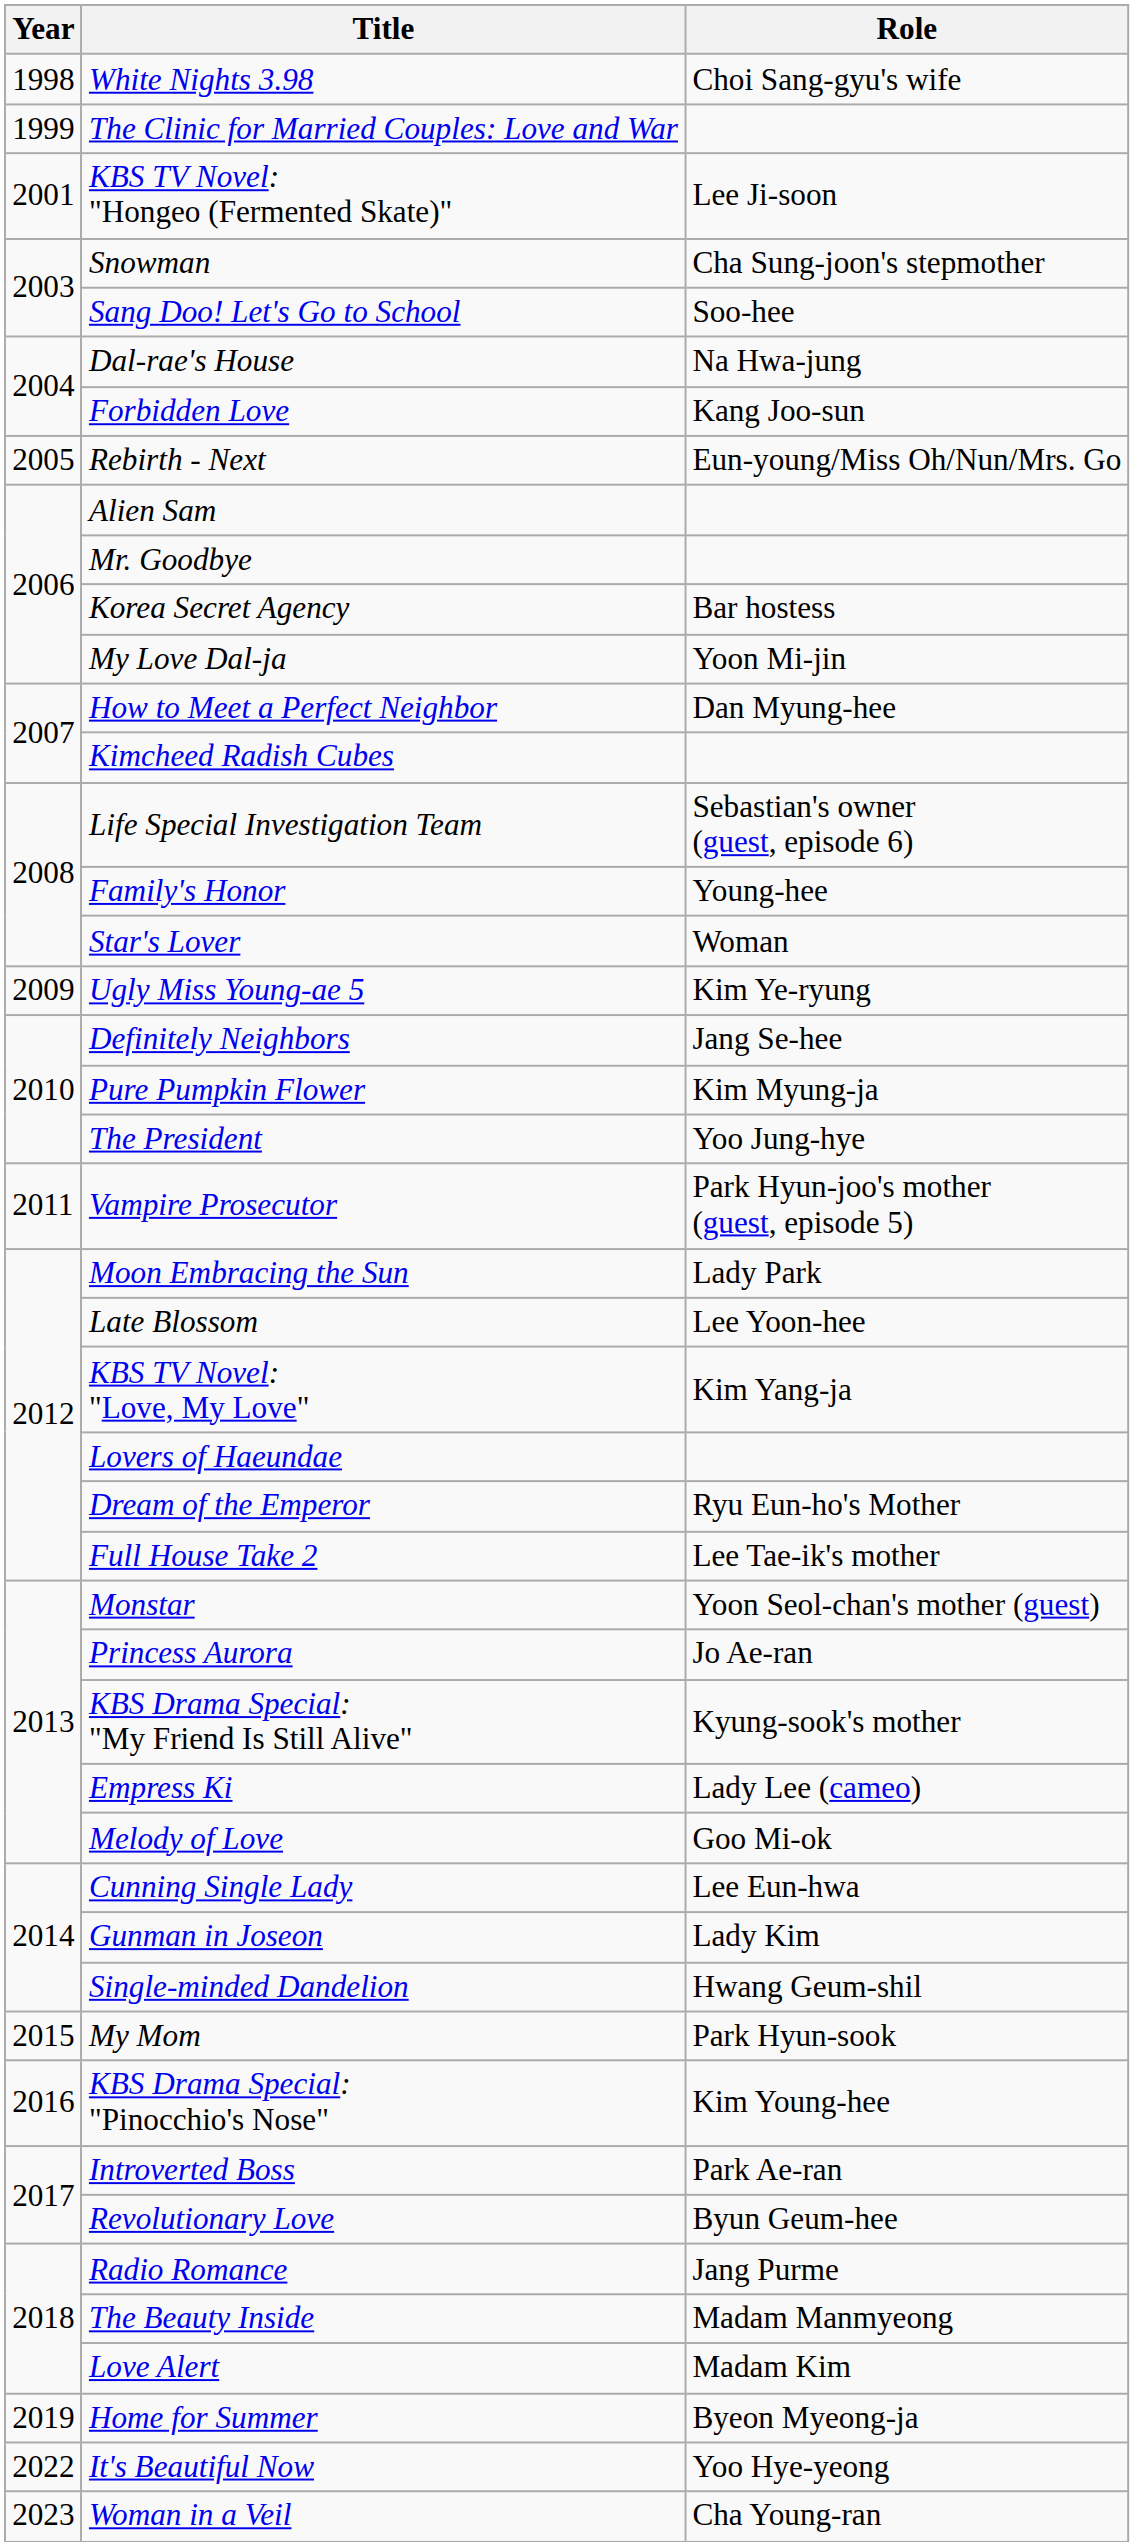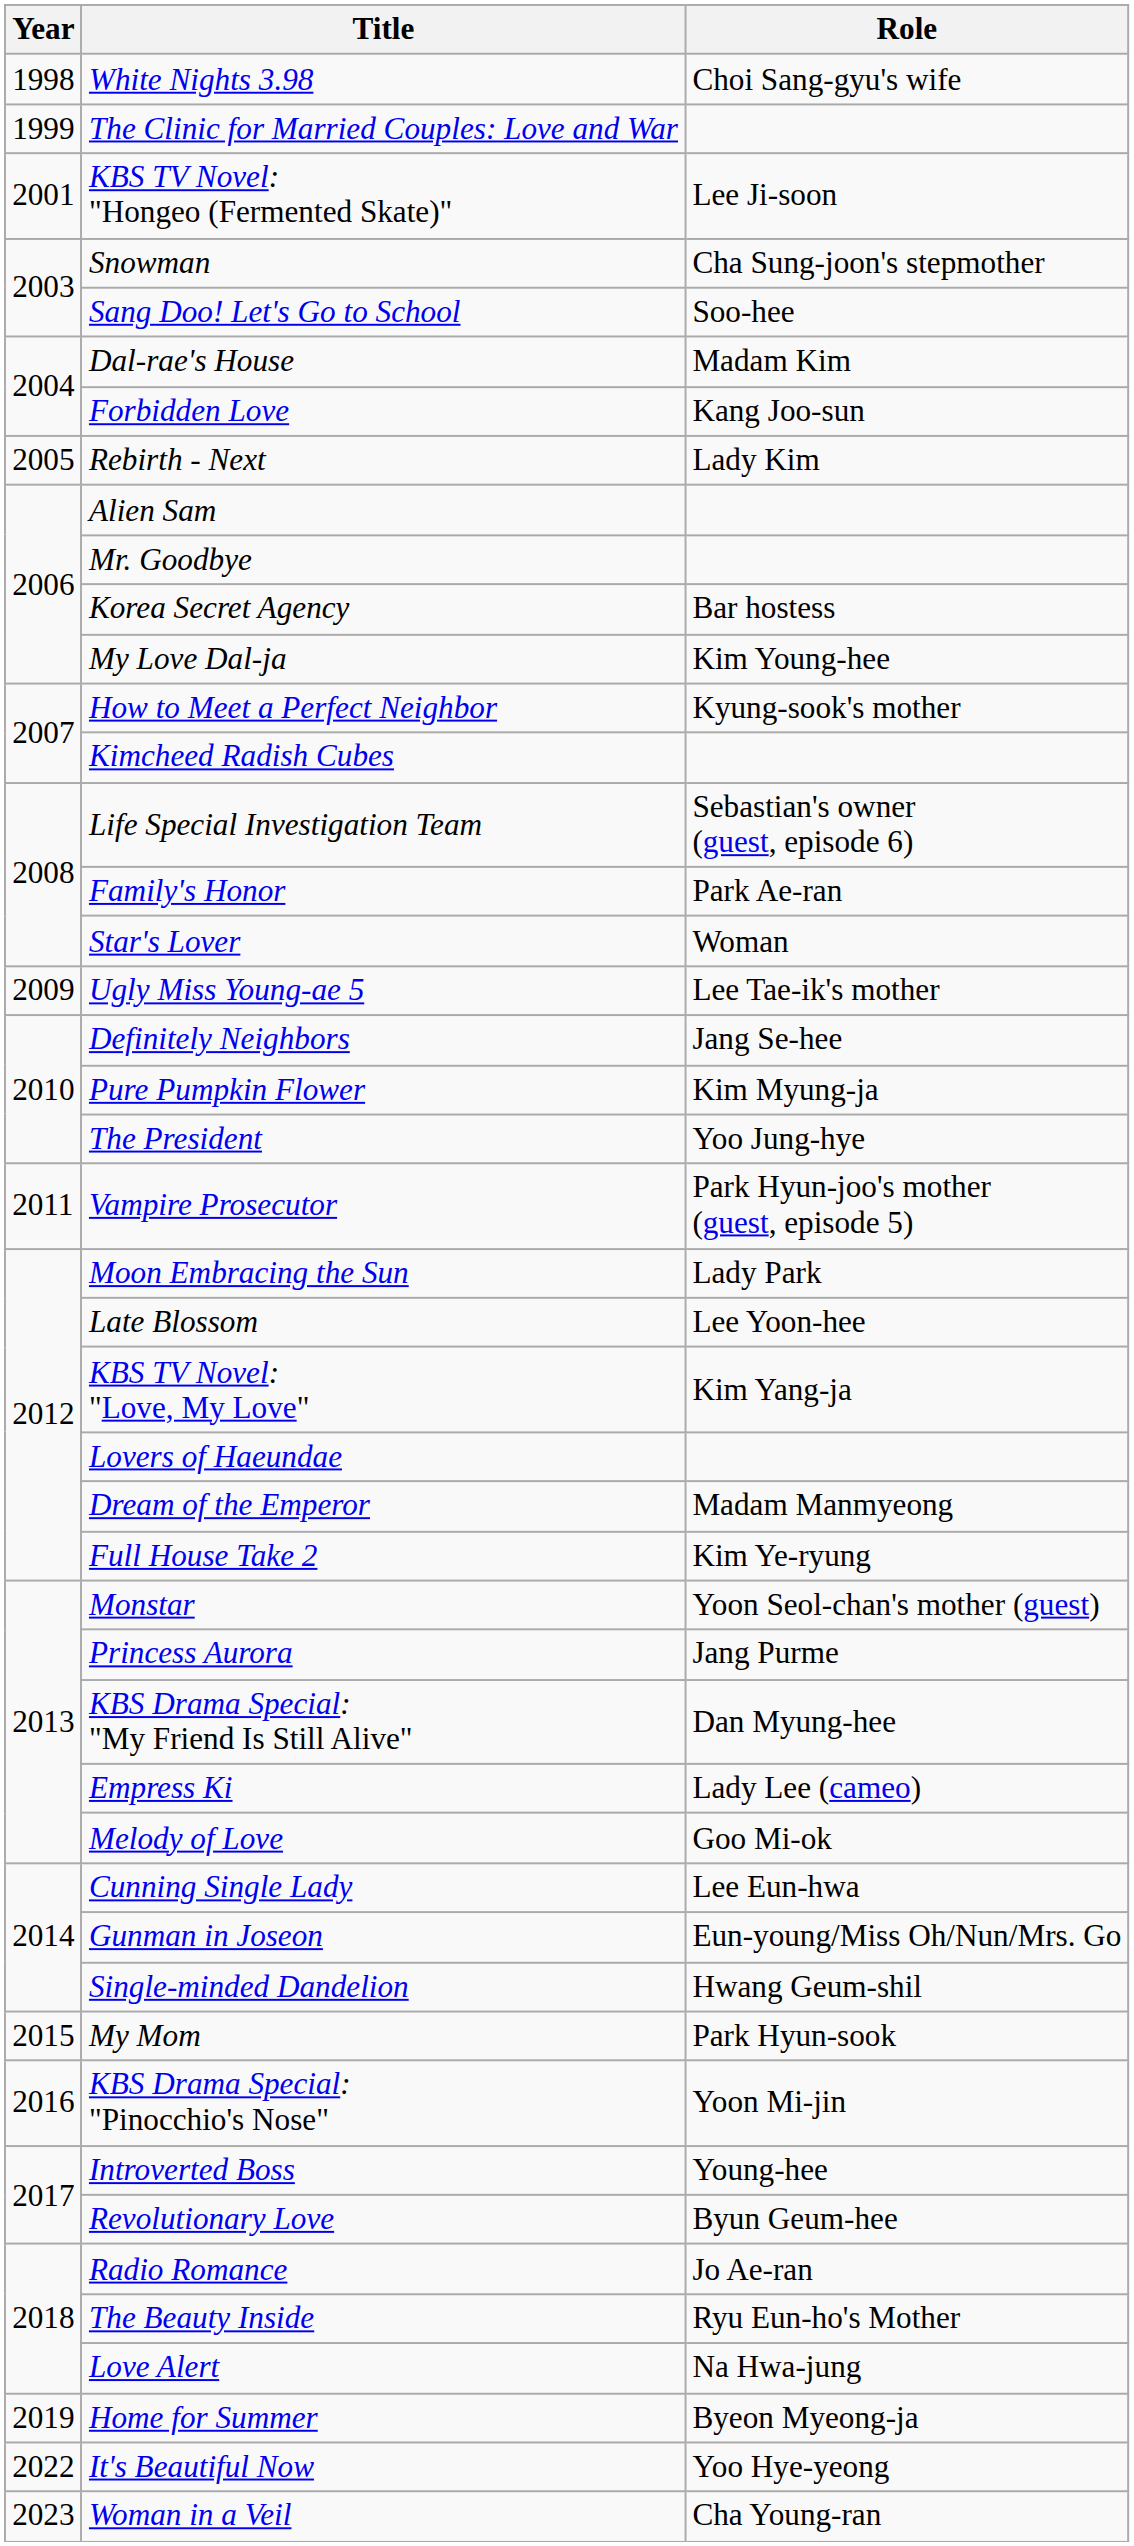(777, 361) Na Hwa-jung -> (772, 361) Madam Kim
(907, 460) Eun-young/Miss Oh/Nun/Mrs. Go -> (756, 460) Lady Kim
(769, 658) Yoon Mi-jin -> (791, 658) Kim Young-hee
(794, 707) Dan Myung-hee -> (826, 707) Kyung-sook's mother
(760, 891) Young-hee -> (767, 891) Park Ae-ran
(782, 990) Kim Ye-ryung -> (816, 990) Lee Tae-ik's mother
(826, 1505) Ryu Eun-ho's Mother -> (823, 1505) Madam Manmyeong
(816, 1555) Lee Tae-ik's mother -> (782, 1555) Kim Ye-ryung
(753, 1654) Jo Ae-ran -> (766, 1654) Jang Purme
(826, 1721) Kyung-sook's mother -> (794, 1721) Dan Myung-hee
(756, 1936) Lady Kim -> (907, 1936) Eun-young/Miss Oh/Nun/Mrs. Go
(791, 2102) Kim Young-hee -> (769, 2102) Yoon Mi-jin
(767, 2169) Park Ae-ran -> (760, 2169) Young-hee
(766, 2268) Jang Purme -> (753, 2268) Jo Ae-ran
(823, 2318) Madam Manmyeong -> (826, 2318) Ryu Eun-ho's Mother
(772, 2367) Madam Kim -> (777, 2367) Na Hwa-jung
